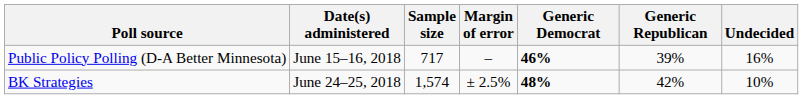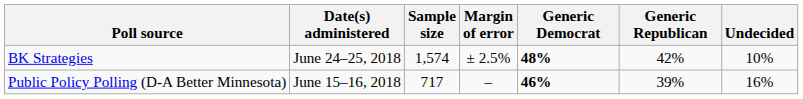rows swapped: (50, 81) <-> (147, 57)
